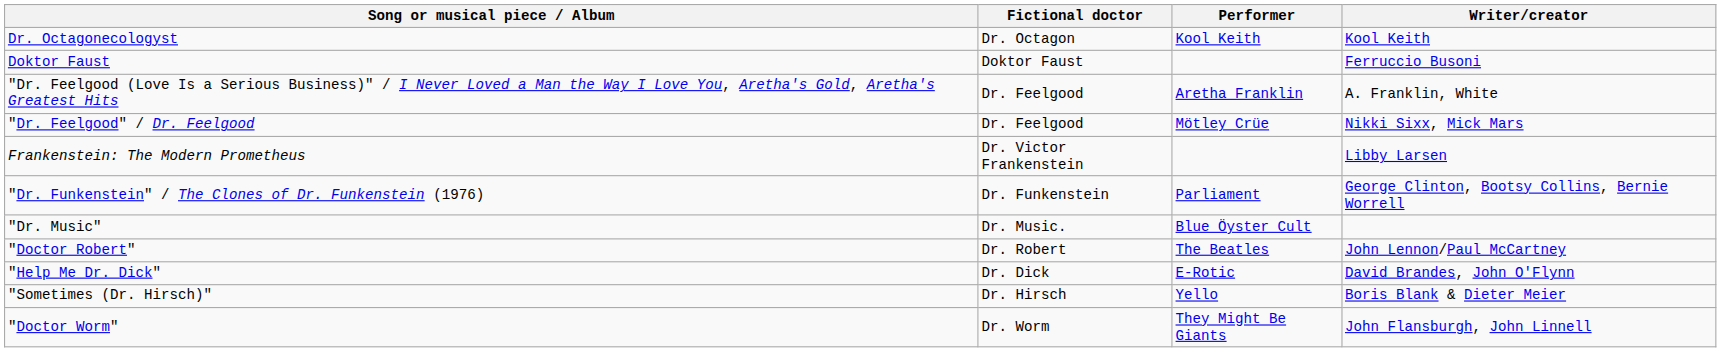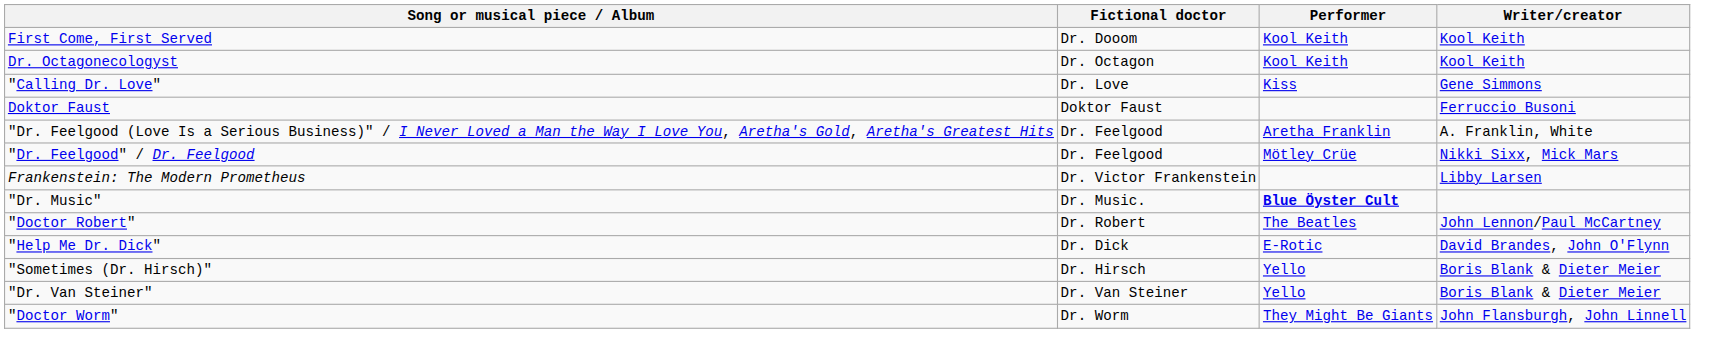+ row: (110, 39)
+ row: (84, 85)
- row: (246, 196)
(1244, 227) normal -> (1331, 201) bold
+ row: (80, 293)
